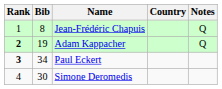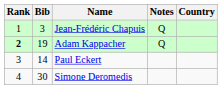columns swapped: (168, 12) <-> (203, 12)
(42, 28) 8 -> (42, 28) 3
(18, 60) bold -> (18, 60) normal
(42, 60) 34 -> (42, 60) 14
